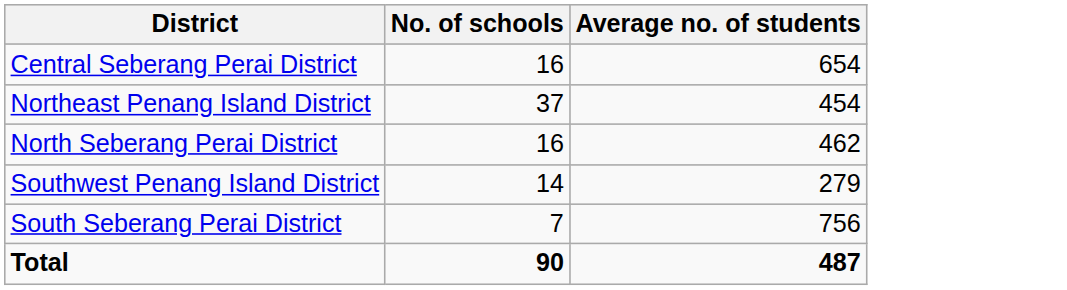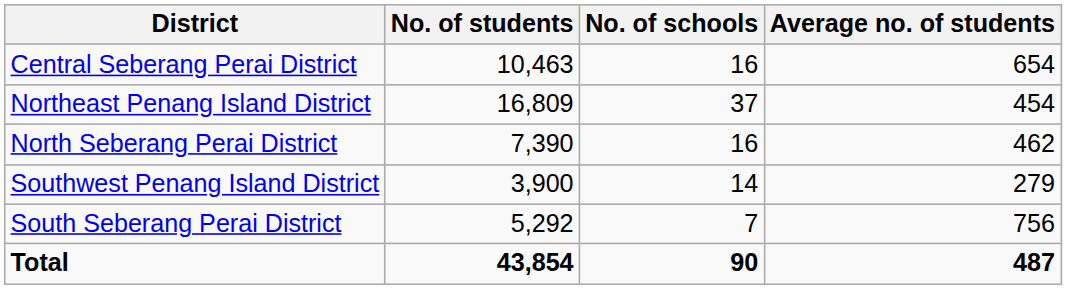+ column: (482, 24)
